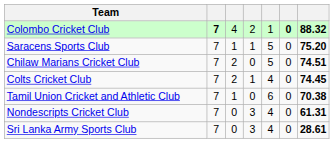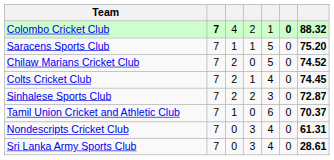(313, 63) 74.51 -> (313, 63) 74.52
+ row: (59, 96)
(313, 96) 70.38 -> (313, 113) 70.37
